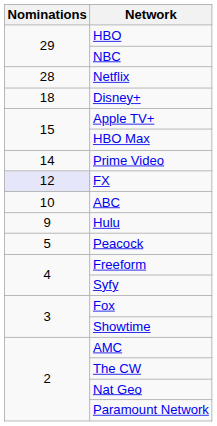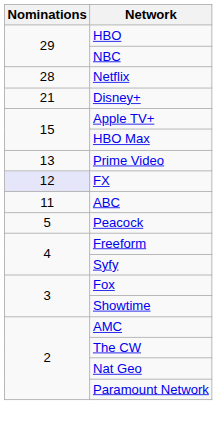(47, 98) 18 -> (47, 98) 21
(47, 160) 14 -> (47, 160) 13
(47, 202) 10 -> (47, 202) 11
- row: (106, 222)
